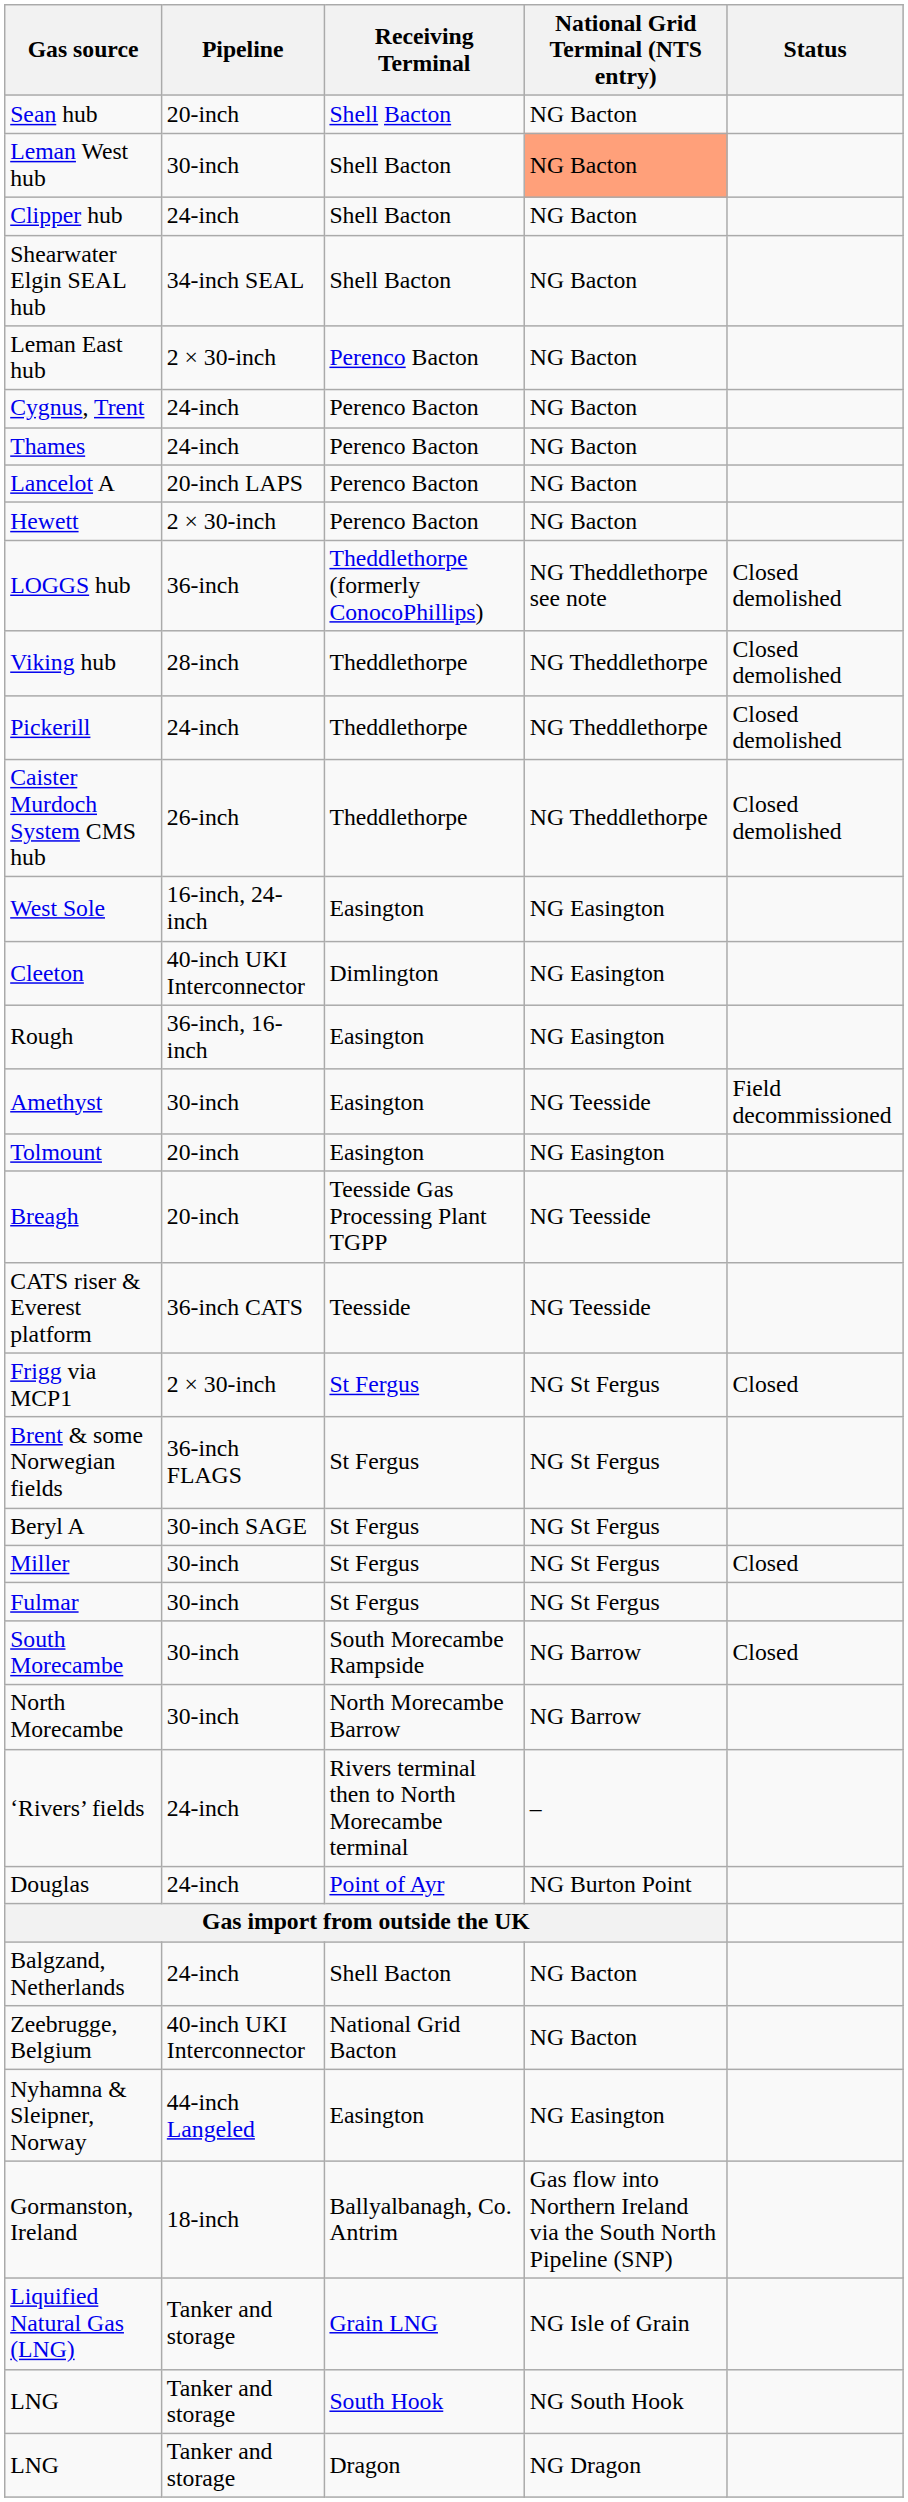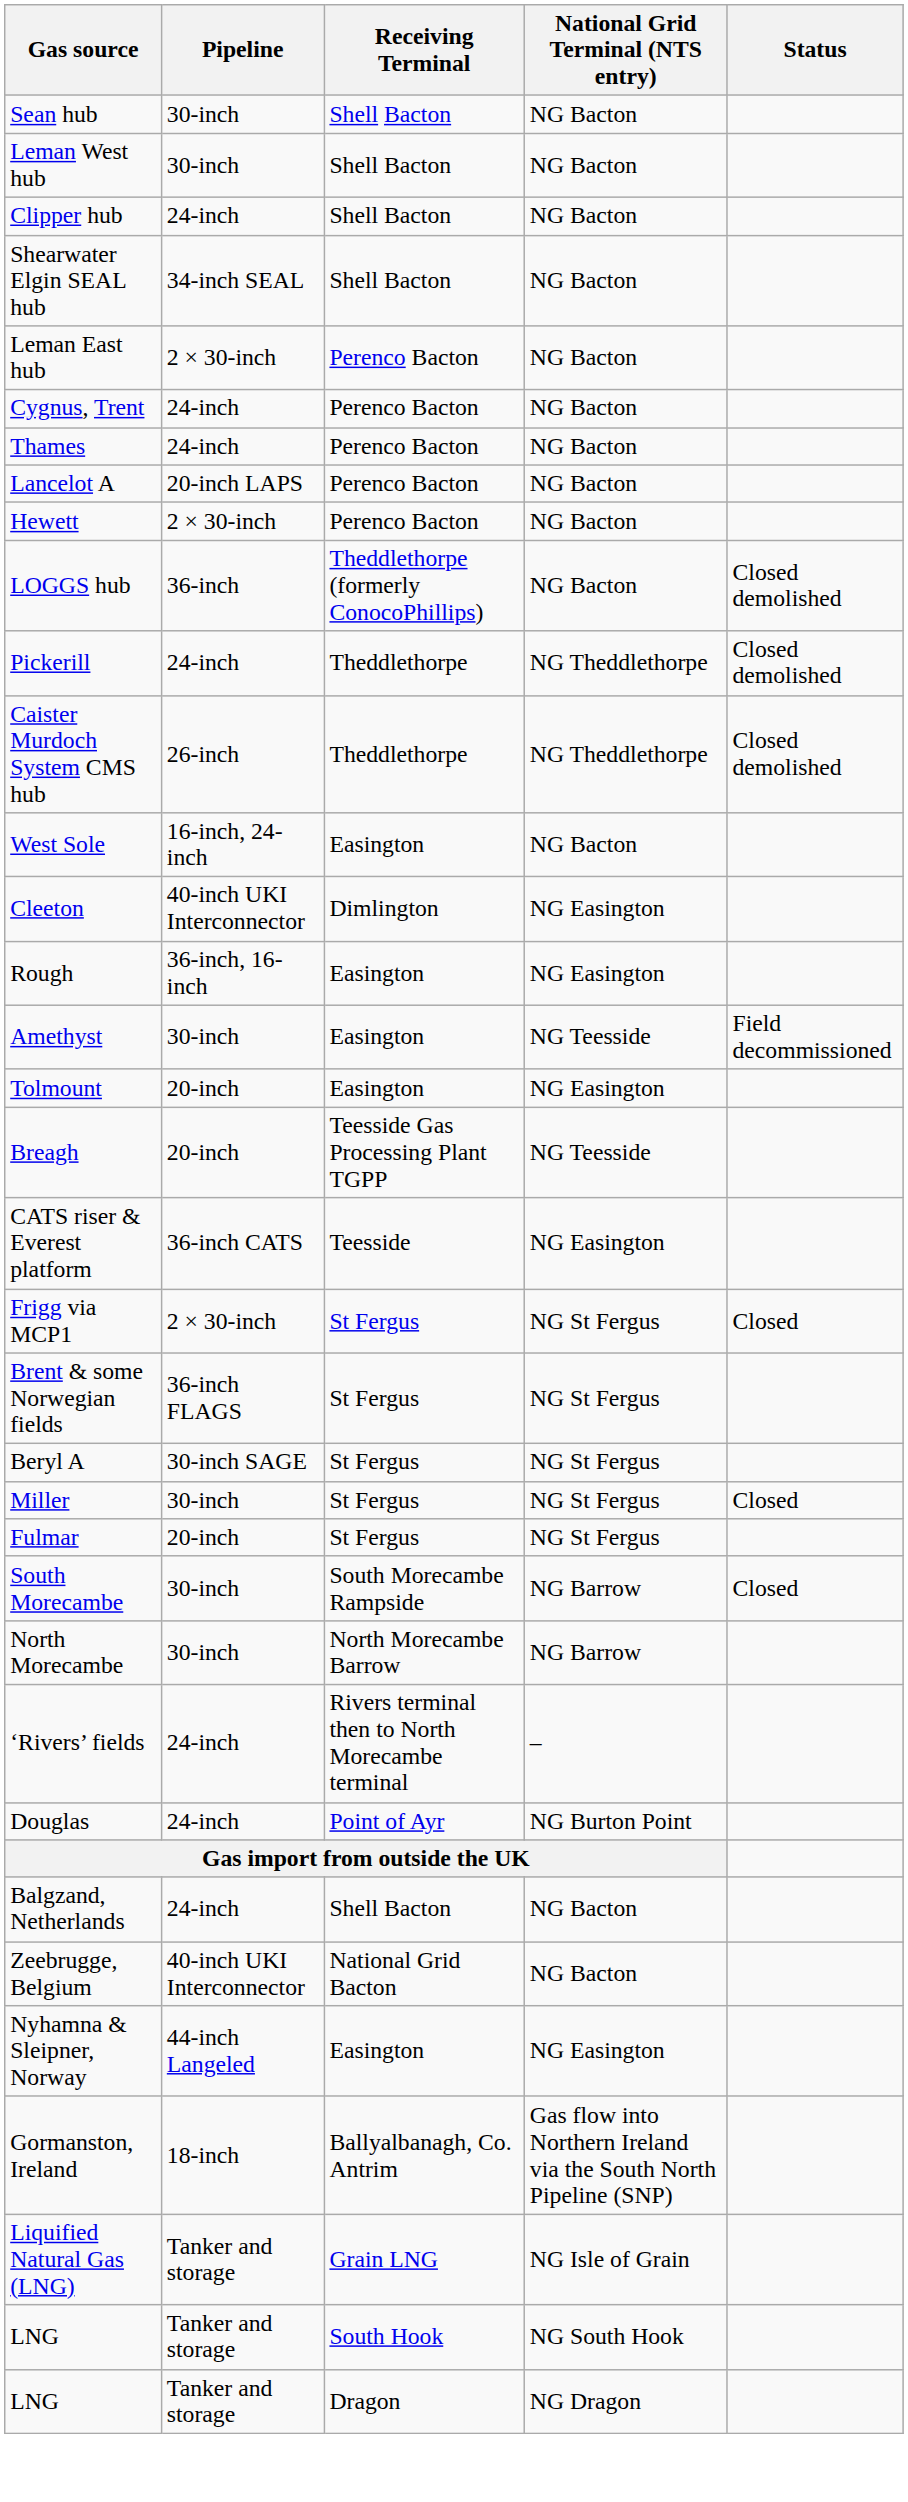(203, 114) 20-inch -> (203, 114) 30-inch
(583, 164) lightsalmon background -> (583, 164) no background
(619, 585) NG Theddlethorpe see note -> (583, 585) NG Bacton
- row: (63, 662)
(597, 908) NG Easington -> (583, 844) NG Bacton
(590, 1307) NG Teesside -> (597, 1242) NG Easington
(203, 1601) 30-inch -> (203, 1537) 20-inch
